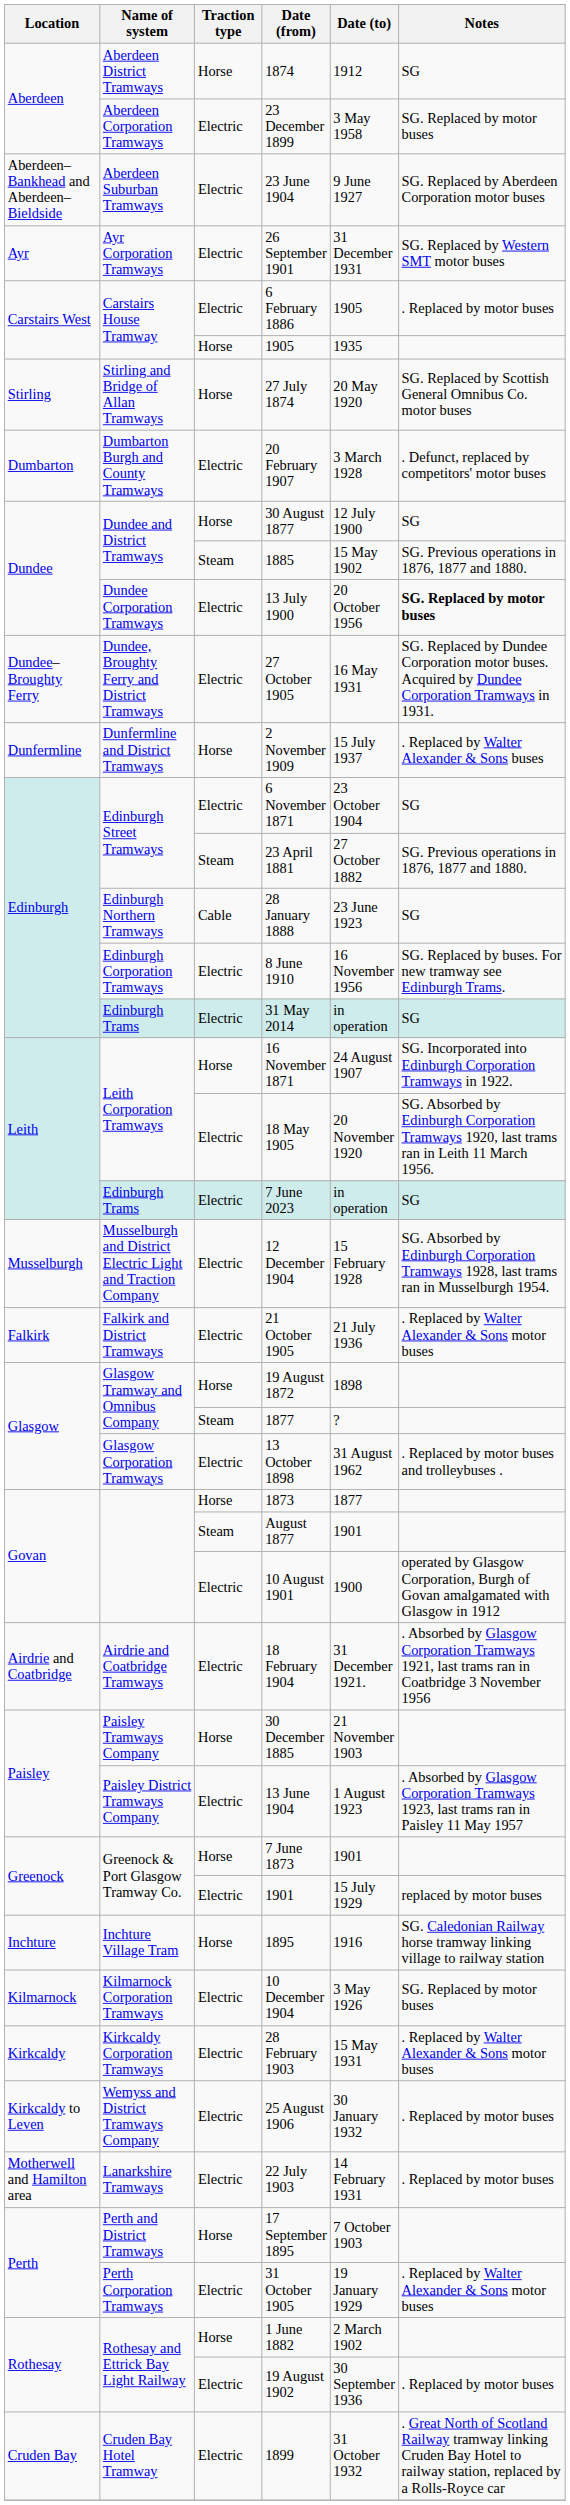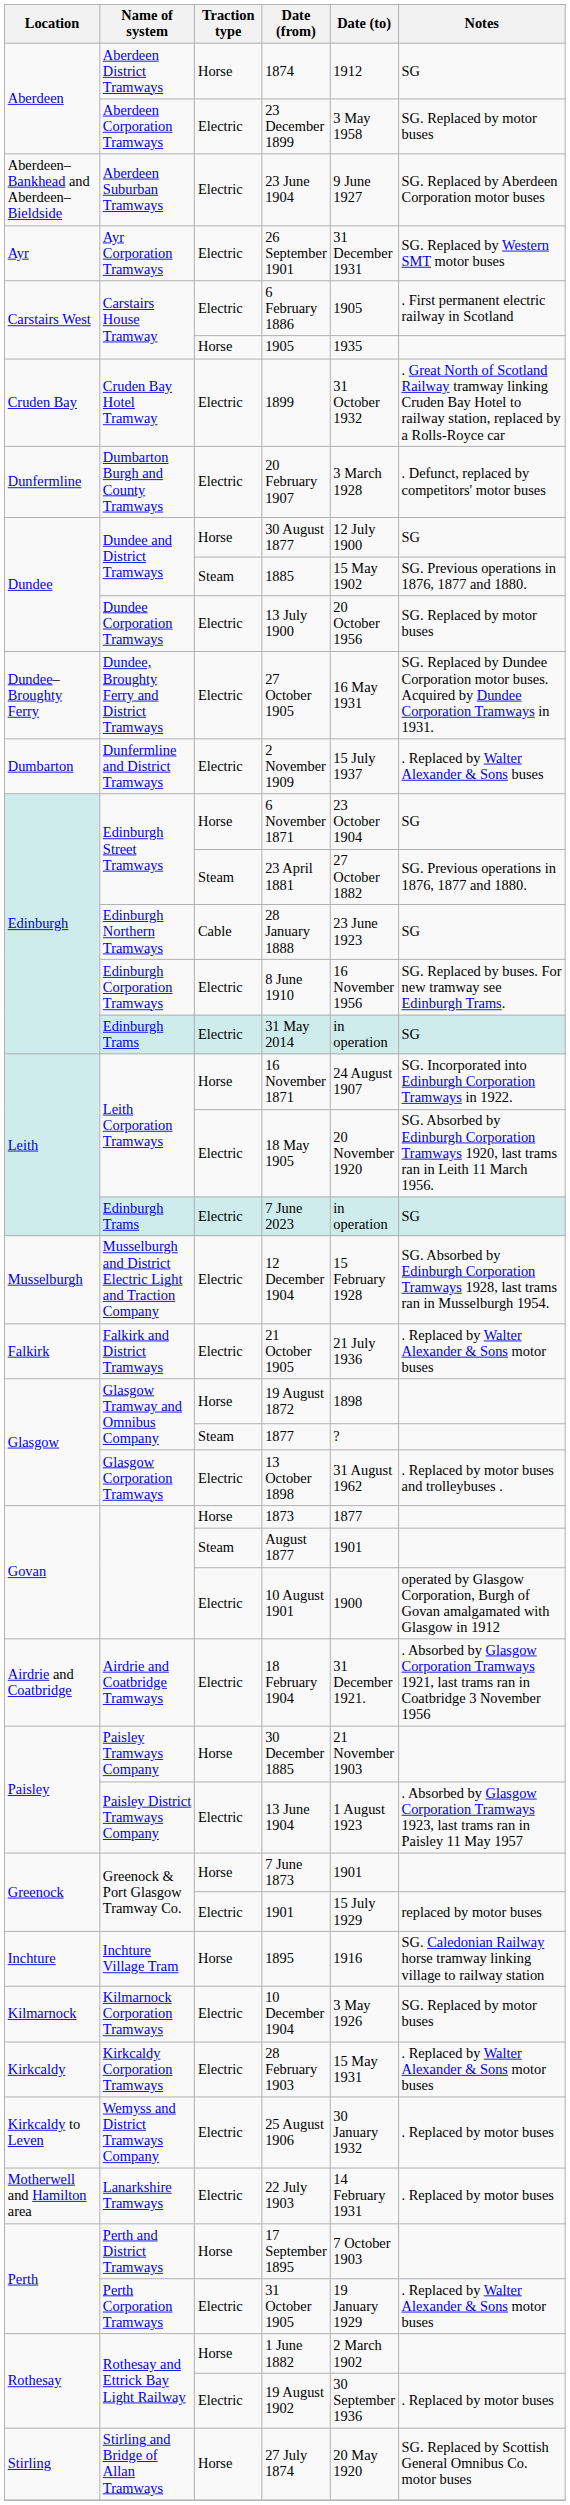(478, 308) . Replaced by motor buses -> (474, 308) . First permanent electric railway in Scotland
rows swapped: (280, 2455) <-> (286, 394)
(41, 465) Dumbarton -> (45, 482) Dunfermline
(473, 607) bold -> (469, 623) normal
(45, 750) Dunfermline -> (41, 766) Dumbarton
(215, 750) Horse -> (220, 766) Electric
(220, 805) Electric -> (215, 821) Horse
